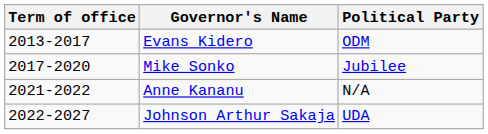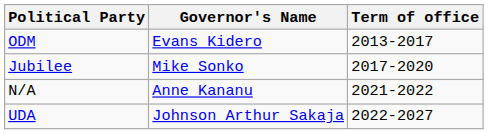columns swapped: (72, 17) <-> (411, 17)
